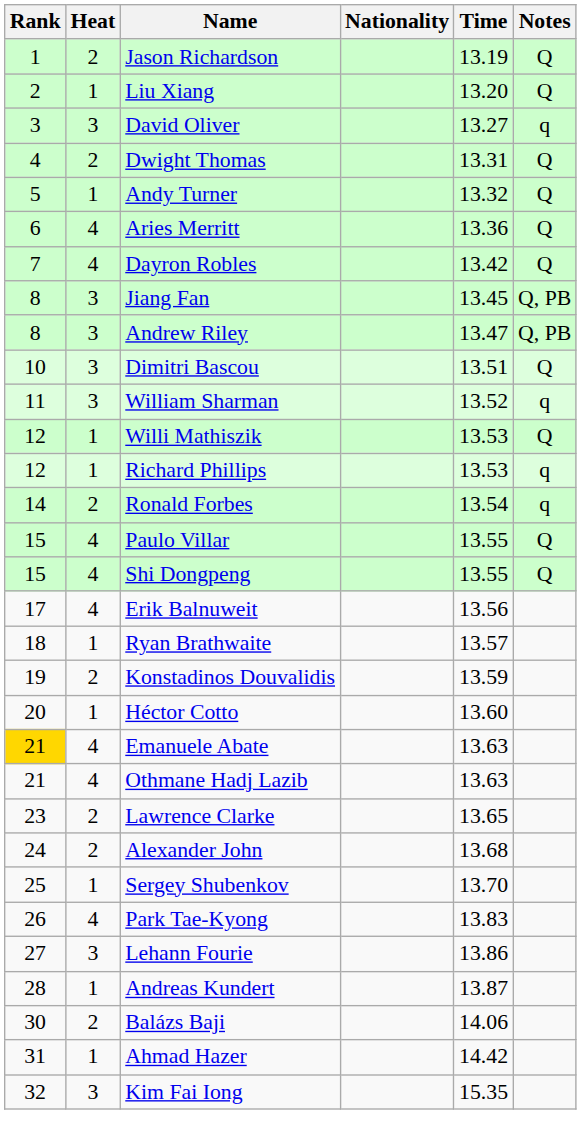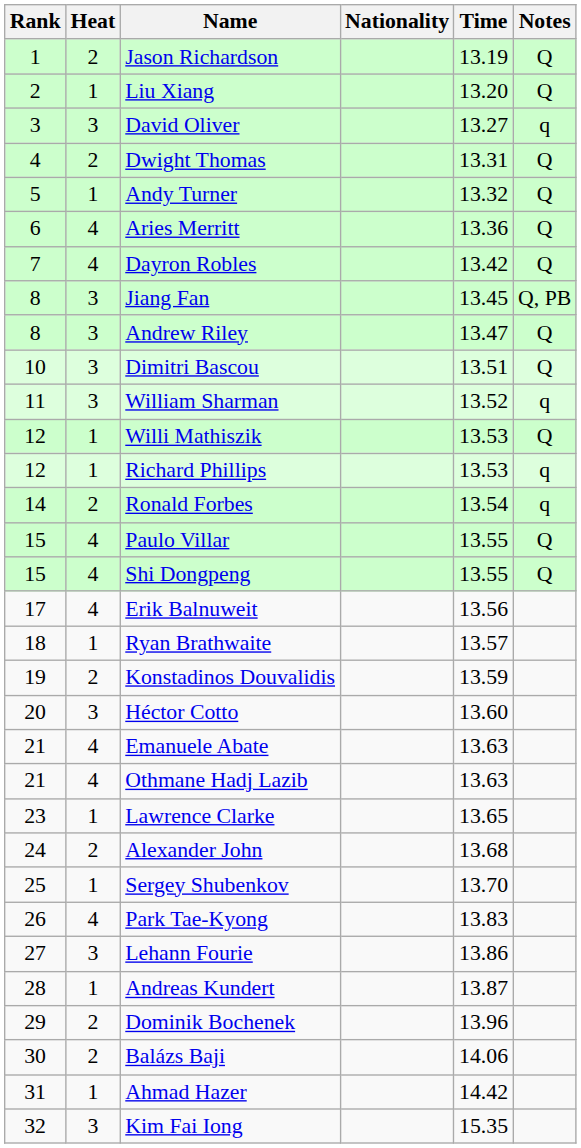(545, 332) Q, PB -> (545, 332) Q
(93, 711) 1 -> (93, 711) 3
(35, 746) gold background -> (35, 746) no background
(93, 815) 2 -> (93, 815) 1
+ row: (210, 1022)
